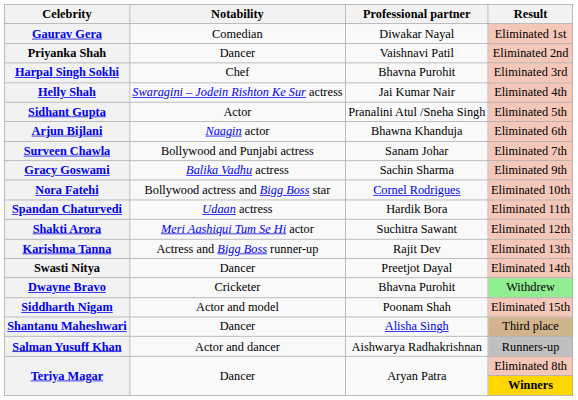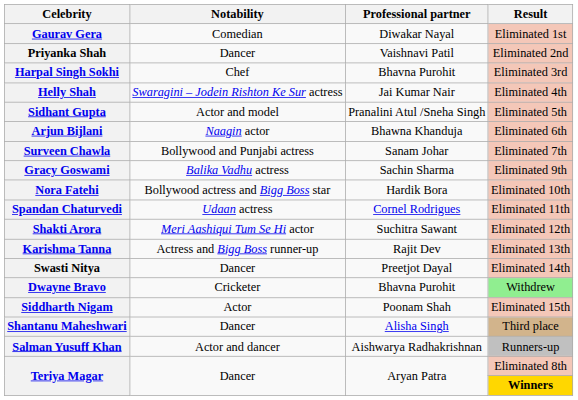(237, 111) Actor -> (237, 111) Actor and model
(417, 190) Cornel Rodrigues -> (417, 190) Hardik Bora
(417, 209) Hardik Bora -> (417, 209) Cornel Rodrigues
(237, 307) Actor and model -> (237, 307) Actor
